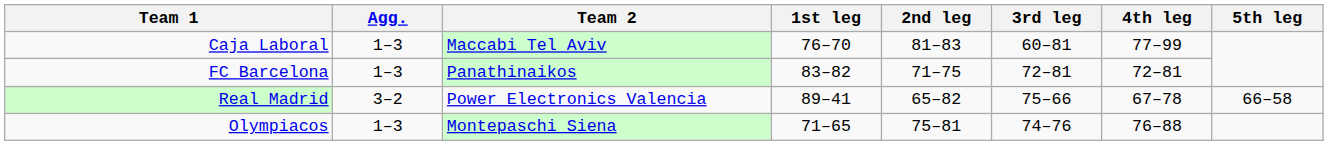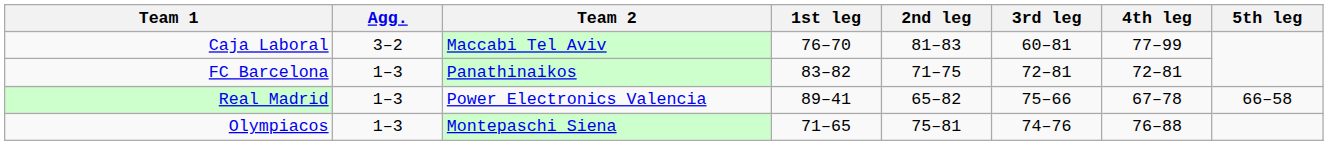(388, 45) 1–3 -> (388, 45) 3–2
(388, 100) 3–2 -> (388, 100) 1–3
